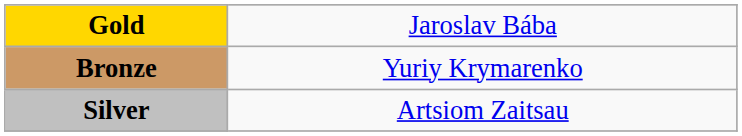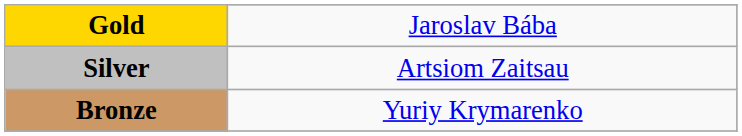rows swapped: (116, 109) <-> (116, 67)
